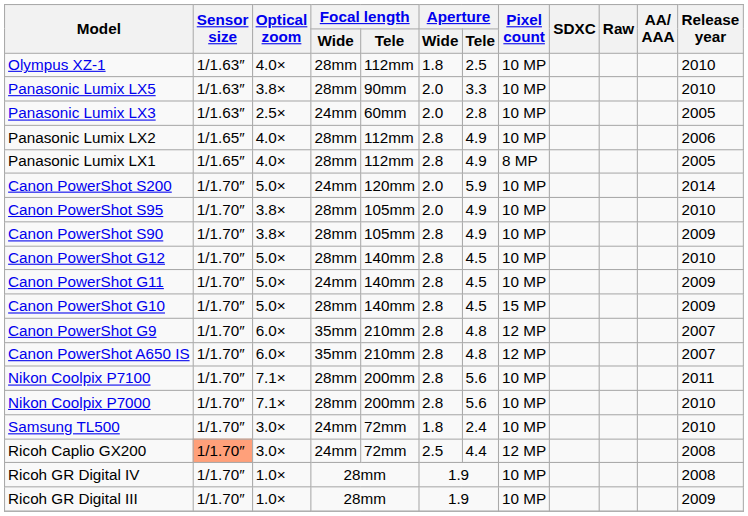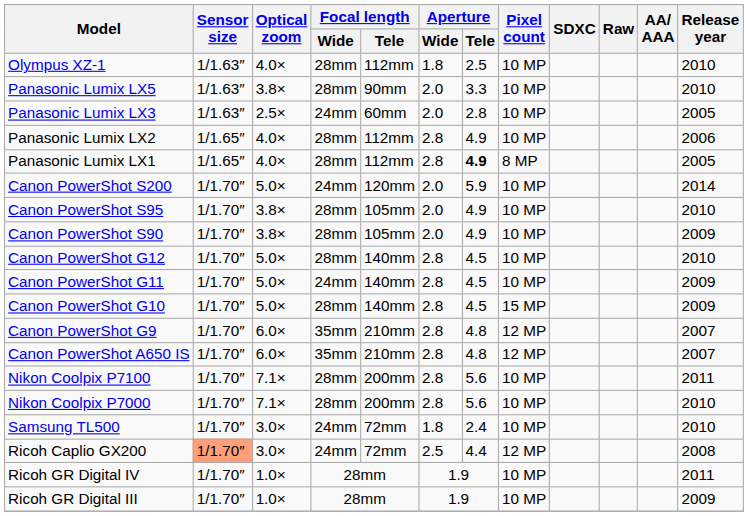(476, 162) normal -> (476, 162) bold
(433, 234) 2.8 -> (433, 234) 2.0
(699, 475) 2008 -> (698, 475) 2011
